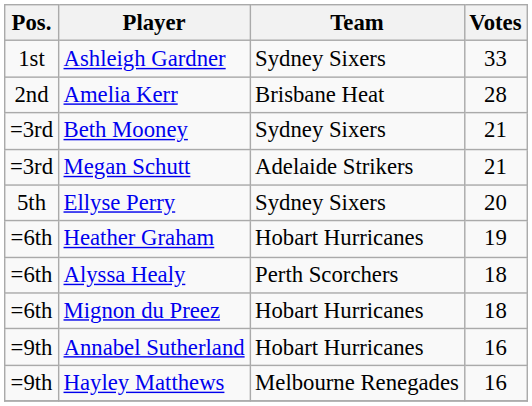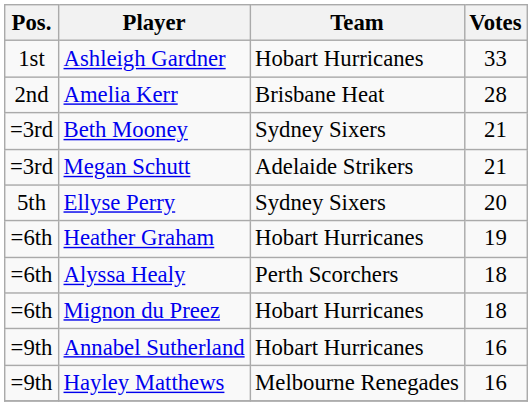(320, 58) Sydney Sixers -> (339, 58) Hobart Hurricanes
